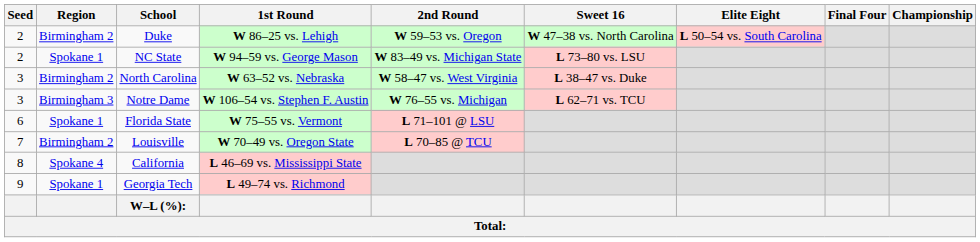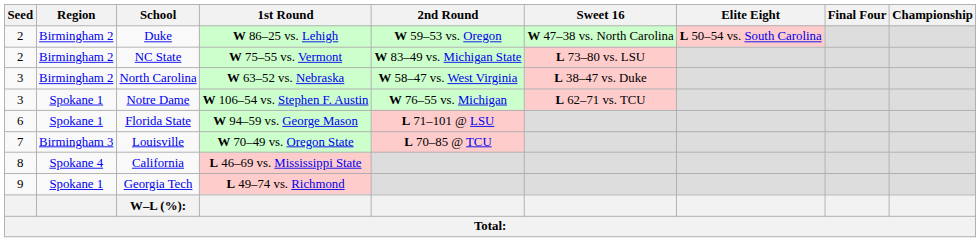(76, 57) Spokane 1 -> (76, 57) Birmingham 2
(286, 57) W 94–59 vs. George Mason -> (286, 57) W 75–55 vs. Vermont
(76, 100) Birmingham 3 -> (76, 100) Spokane 1
(286, 121) W 75–55 vs. Vermont -> (286, 121) W 94–59 vs. George Mason
(76, 142) Birmingham 2 -> (76, 142) Birmingham 3
